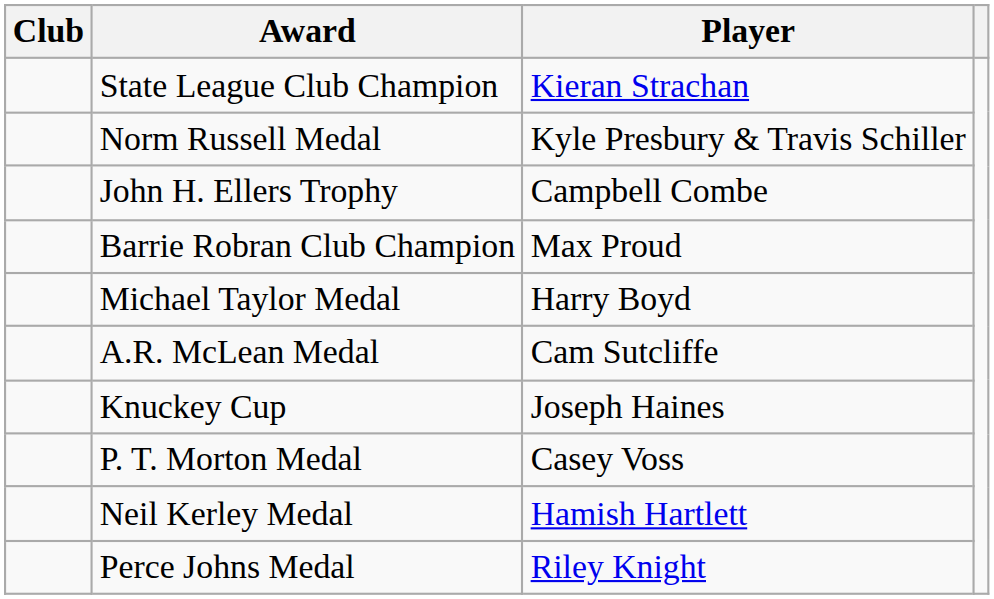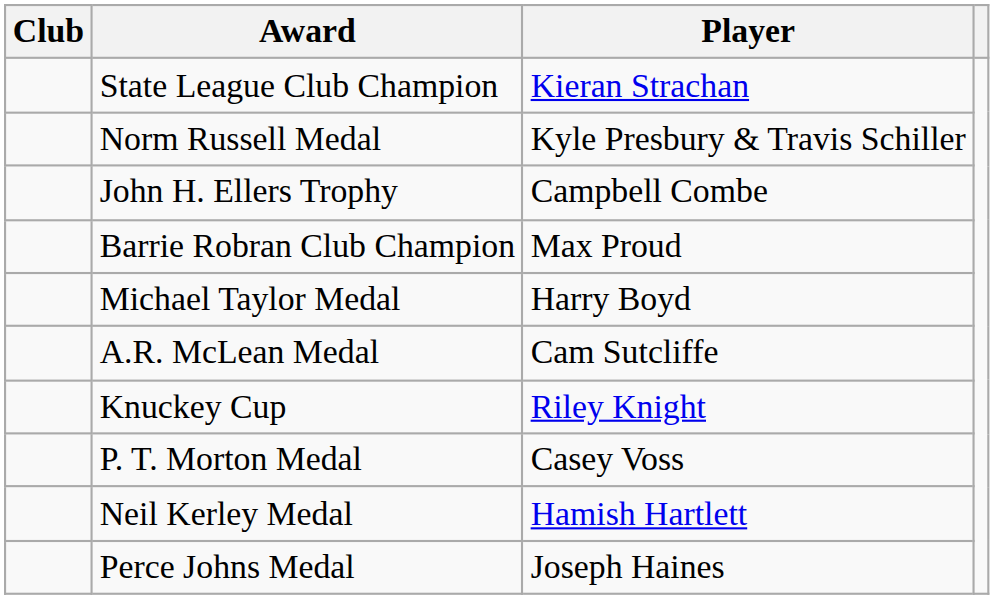(628, 406) Joseph Haines -> (618, 406) Riley Knight
(618, 566) Riley Knight -> (628, 566) Joseph Haines
